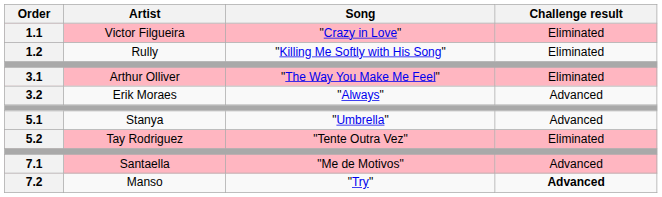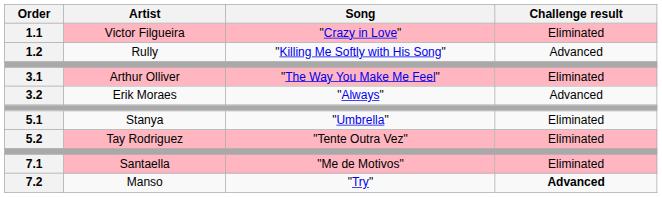(576, 52) Eliminated -> (576, 52) Advanced
(576, 120) Advanced -> (576, 120) Eliminated
(576, 163) Advanced -> (576, 163) Eliminated
